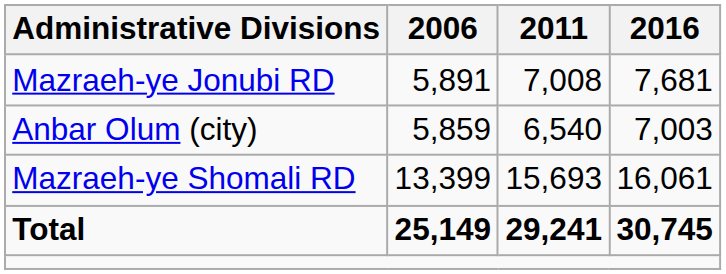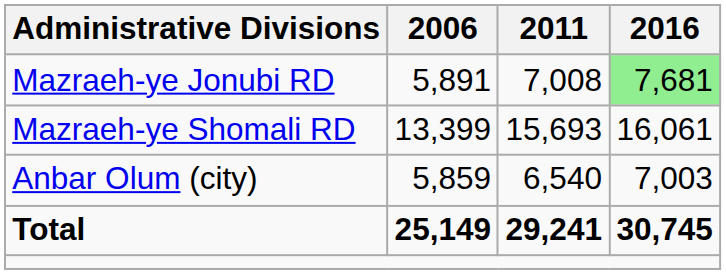(673, 79) no background -> (673, 79) lightgreen background
rows swapped: (184, 179) <-> (135, 129)
